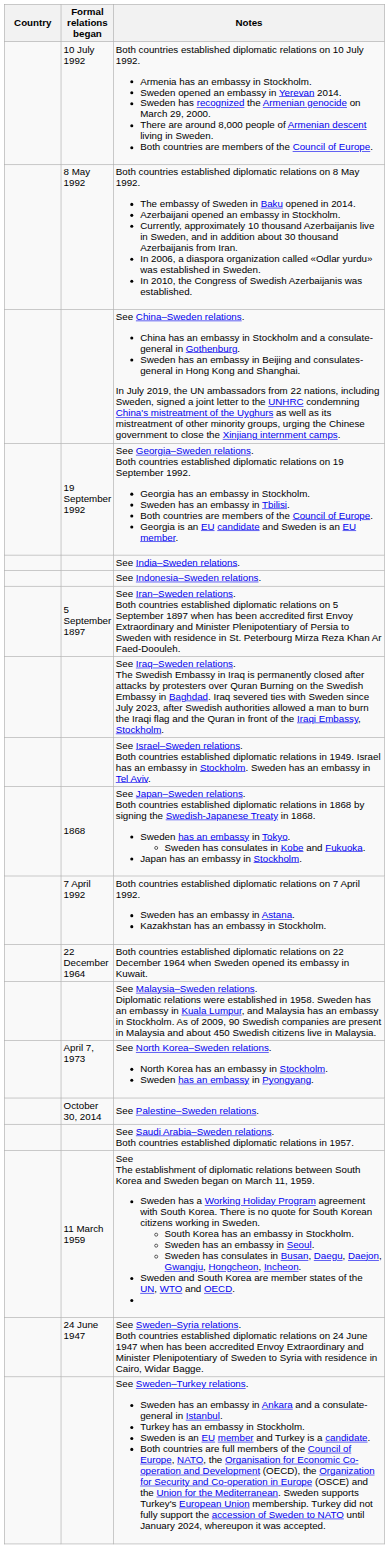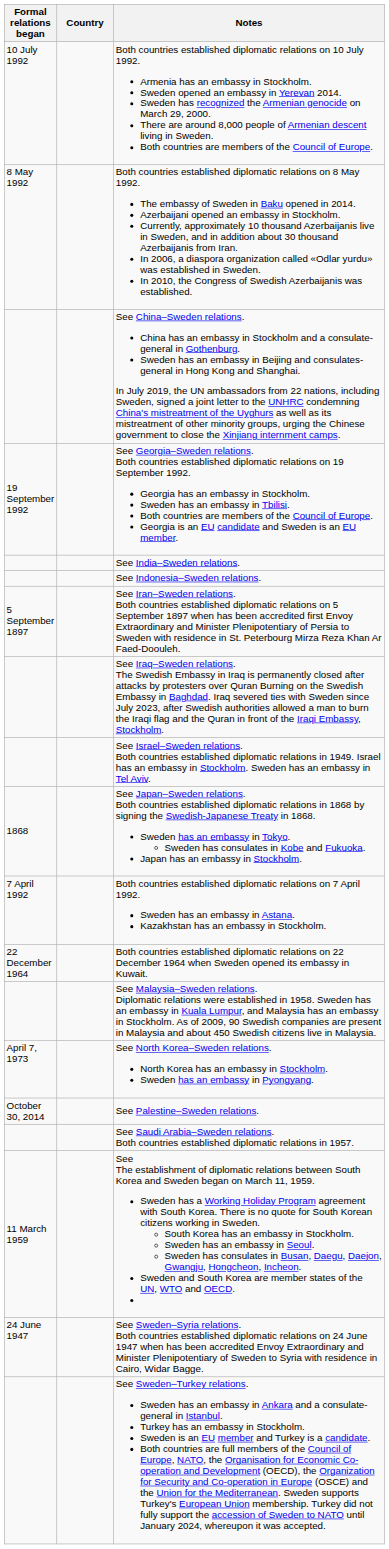columns swapped: (33, 23) <-> (87, 23)
